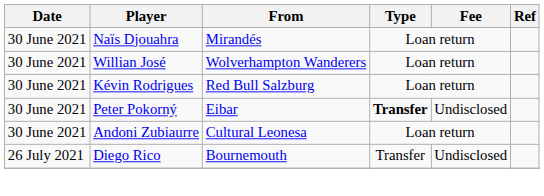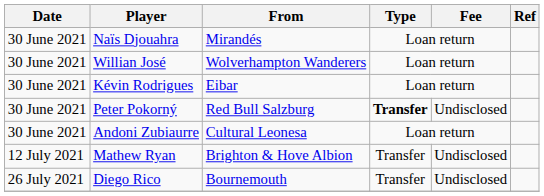(260, 86) Red Bull Salzburg -> (222, 86) Eibar
(222, 109) Eibar -> (260, 109) Red Bull Salzburg
+ row: (134, 156)
